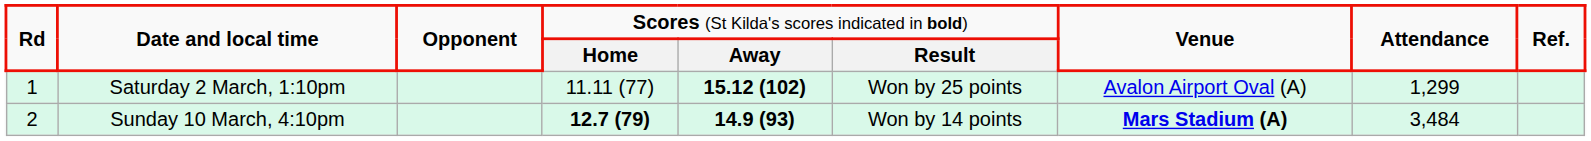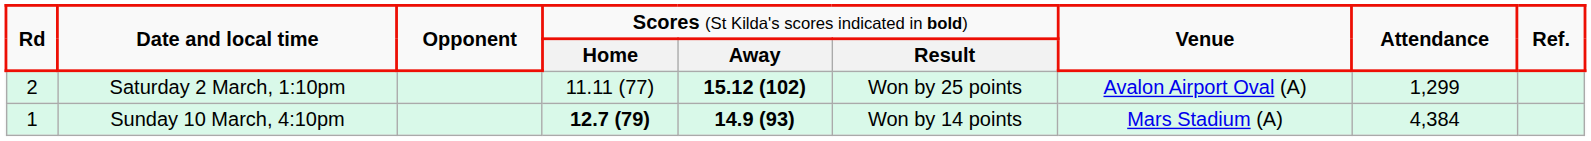(32, 88) 1 -> (32, 88) 2
(32, 119) 2 -> (32, 119) 1
(1205, 119) bold -> (1205, 119) normal
(1435, 119) 3,484 -> (1435, 119) 4,384
